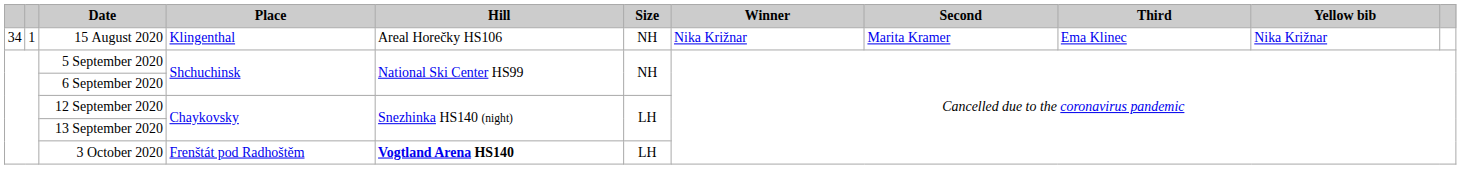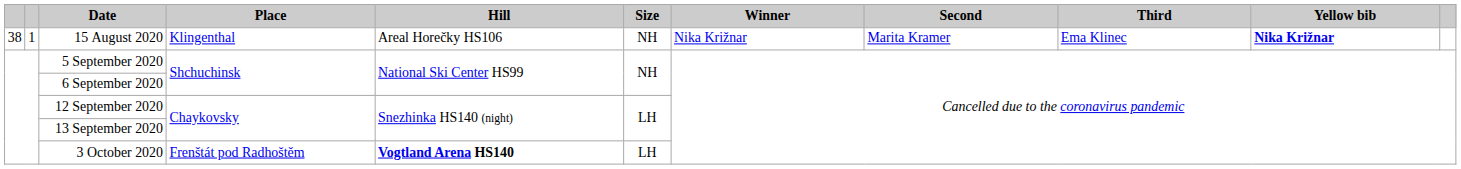(15, 38) 34 -> (15, 38) 38
(1291, 38) normal -> (1294, 38) bold
